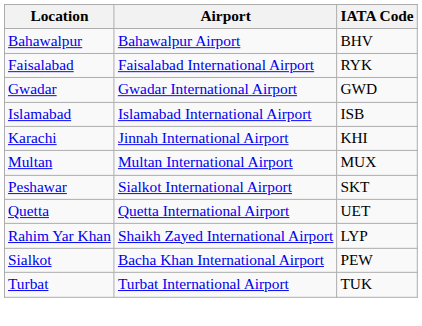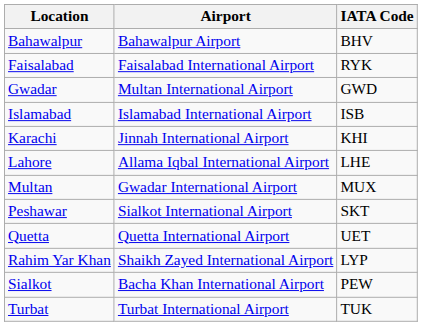(207, 89) Gwadar International Airport -> (205, 89) Multan International Airport
+ row: (30, 162)
(205, 162) Multan International Airport -> (207, 187) Gwadar International Airport
